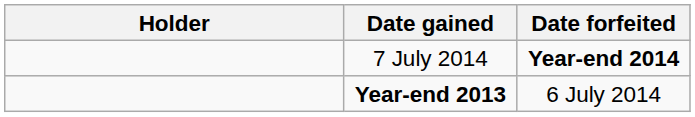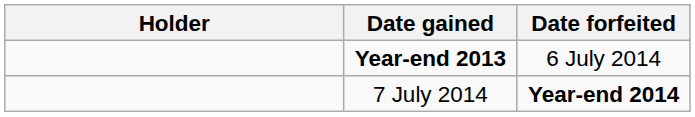rows swapped: (430, 94) <-> (430, 58)
